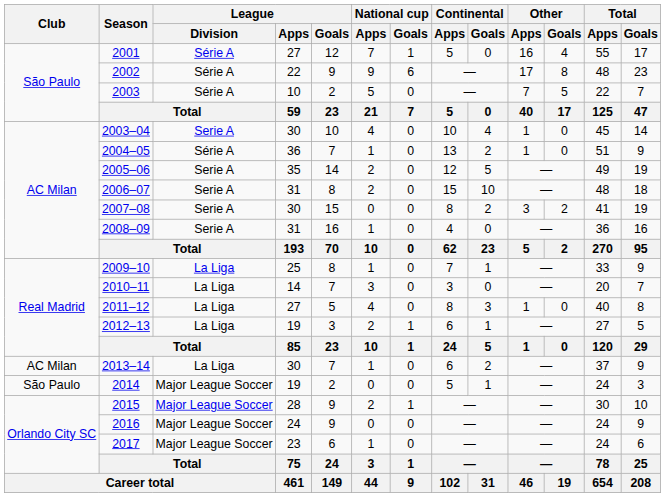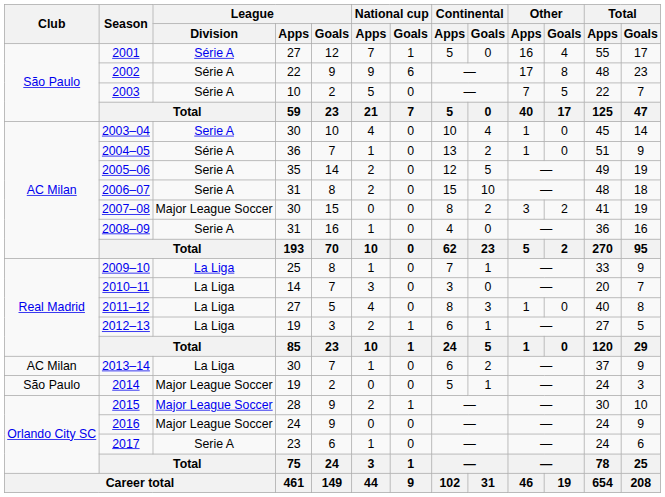(214, 209) Serie A -> (214, 209) Major League Soccer
(214, 444) Major League Soccer -> (214, 444) Serie A
